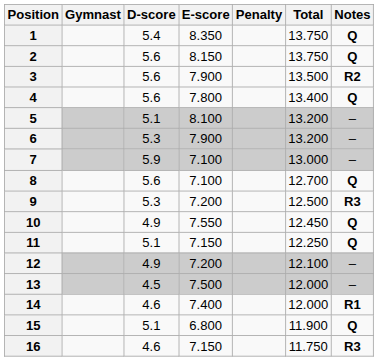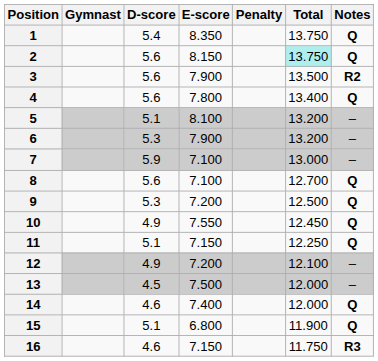(308, 56) no background -> (308, 56) paleturquoise background
(352, 201) R3 -> (352, 201) Q
(352, 305) R1 -> (352, 305) Q
